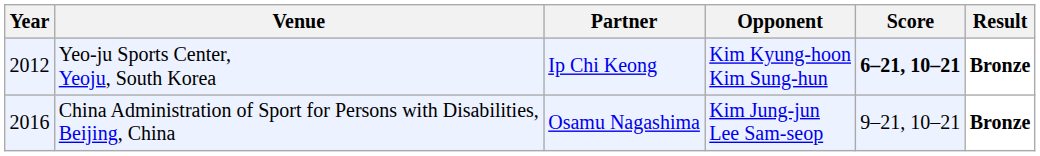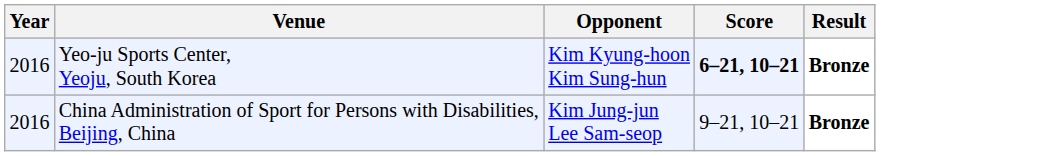- column: (624, 21)
(29, 66) 2012 -> (29, 66) 2016
